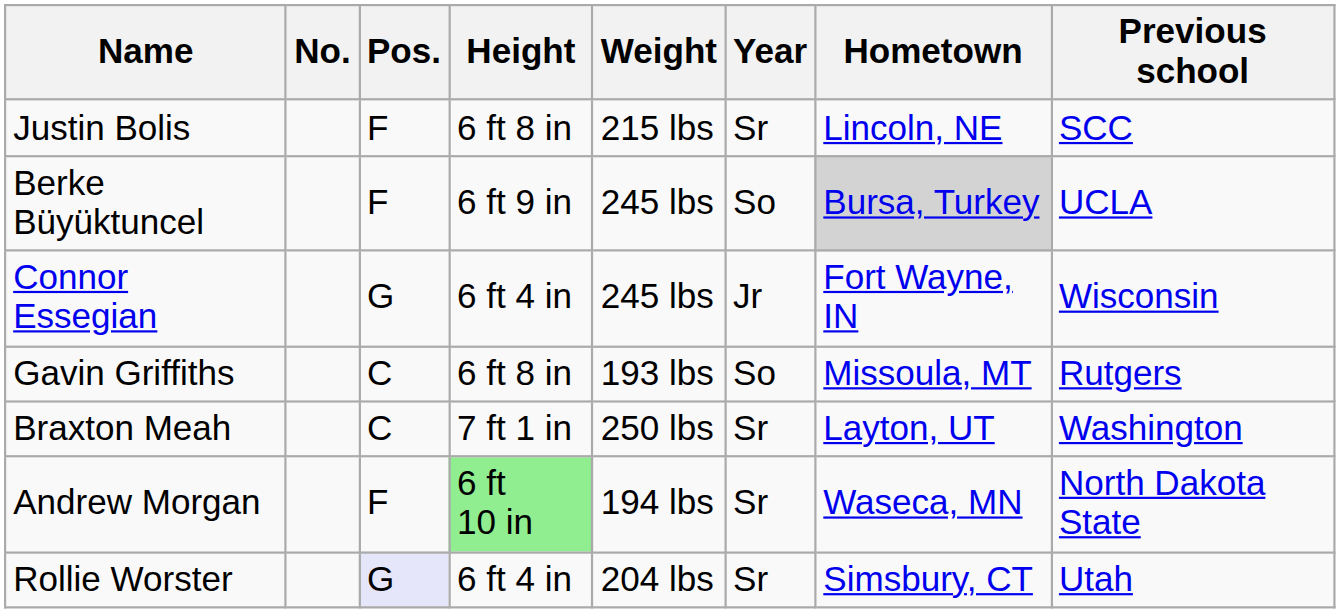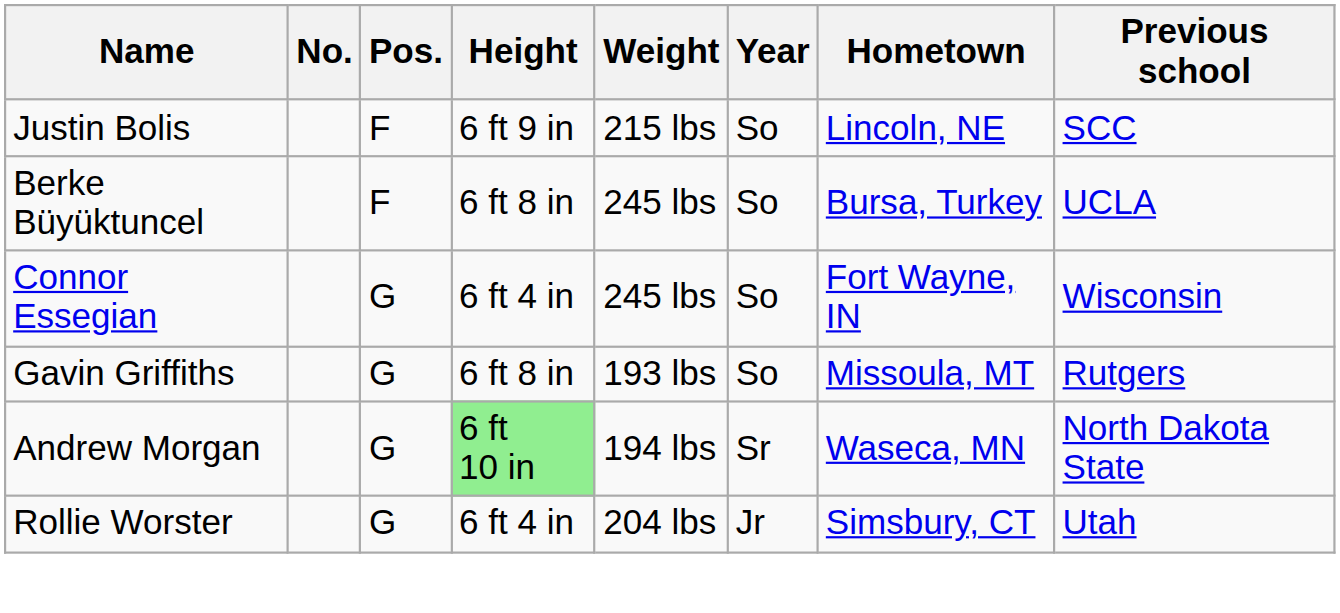(515, 127) 6 ft 8 in -> (517, 127) 6 ft 9 in
(751, 127) Sr -> (757, 127) So
(515, 202) 6 ft 9 in -> (517, 202) 6 ft 8 in
(931, 202) lightgrey background -> (934, 202) no background
(748, 297) Jr -> (757, 297) So
(380, 372) C -> (383, 372) G
- row: (122, 428)
(378, 503) F -> (383, 448) G
(381, 578) lavender background -> (383, 523) no background
(751, 578) Sr -> (750, 523) Jr
